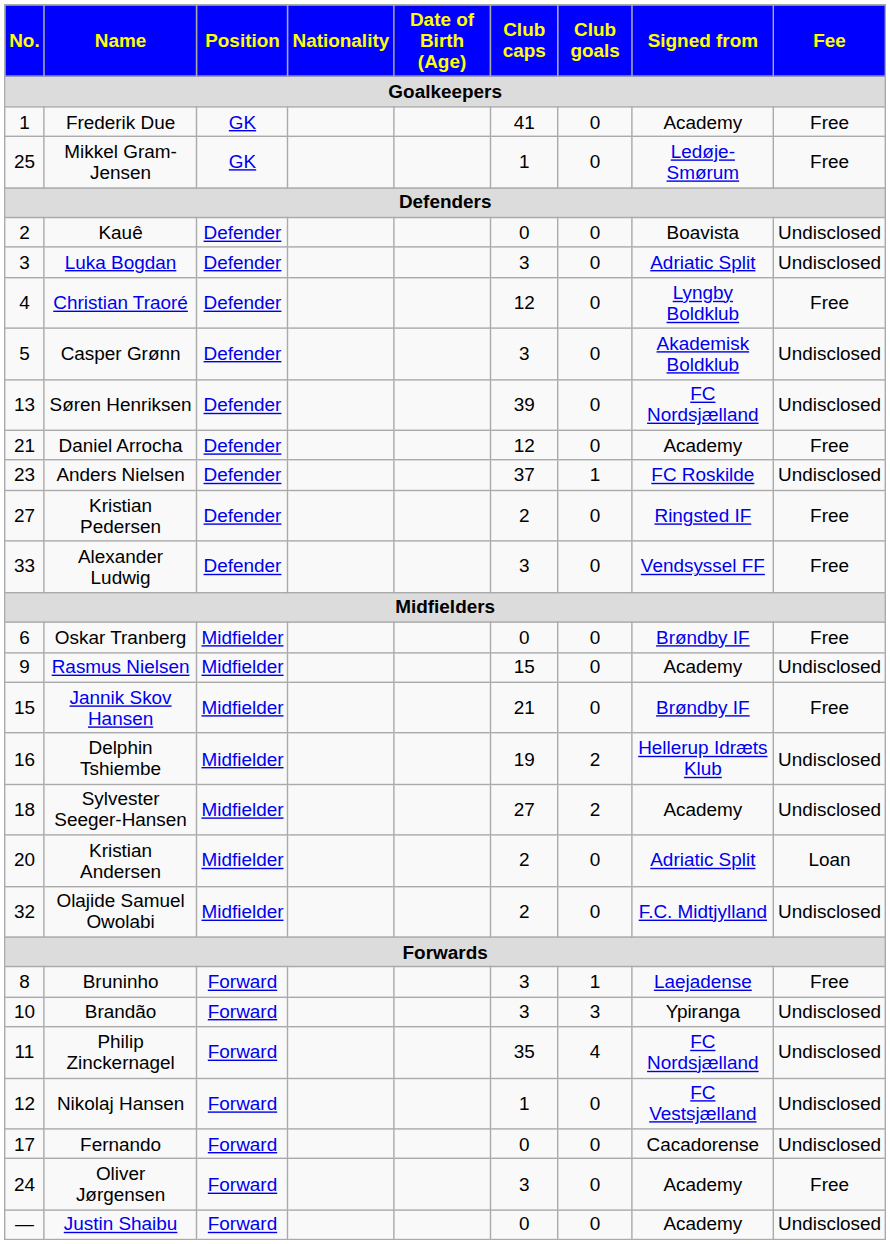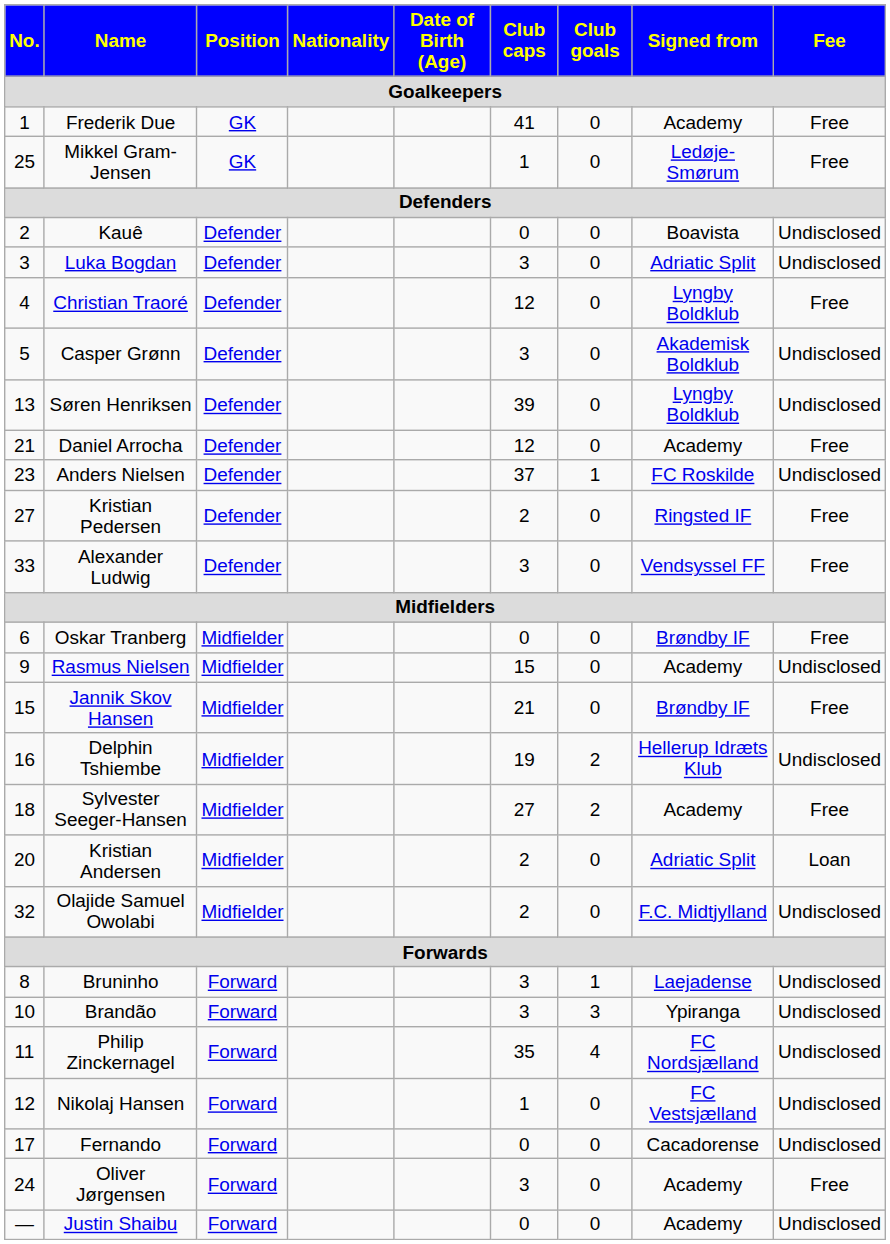(703, 404) FC Nordsjælland -> (703, 404) Lyngby Boldklub
(830, 809) Undisclosed -> (830, 809) Free
(830, 981) Free -> (830, 981) Undisclosed
